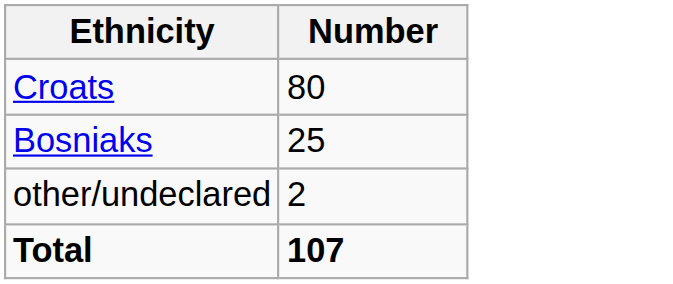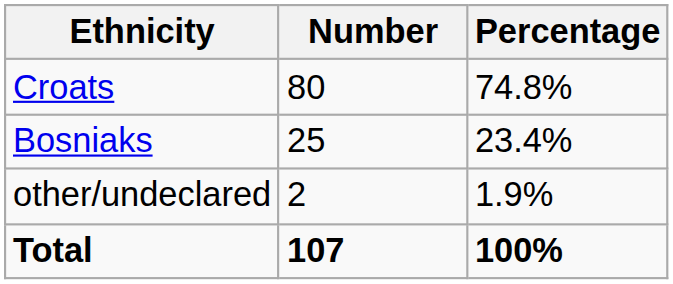+ column: (568, 31)
